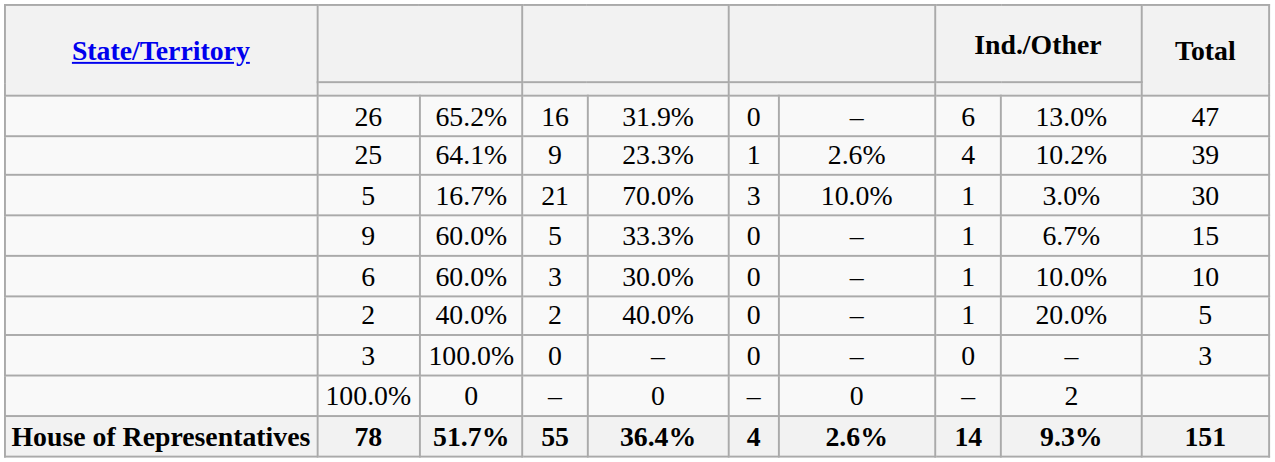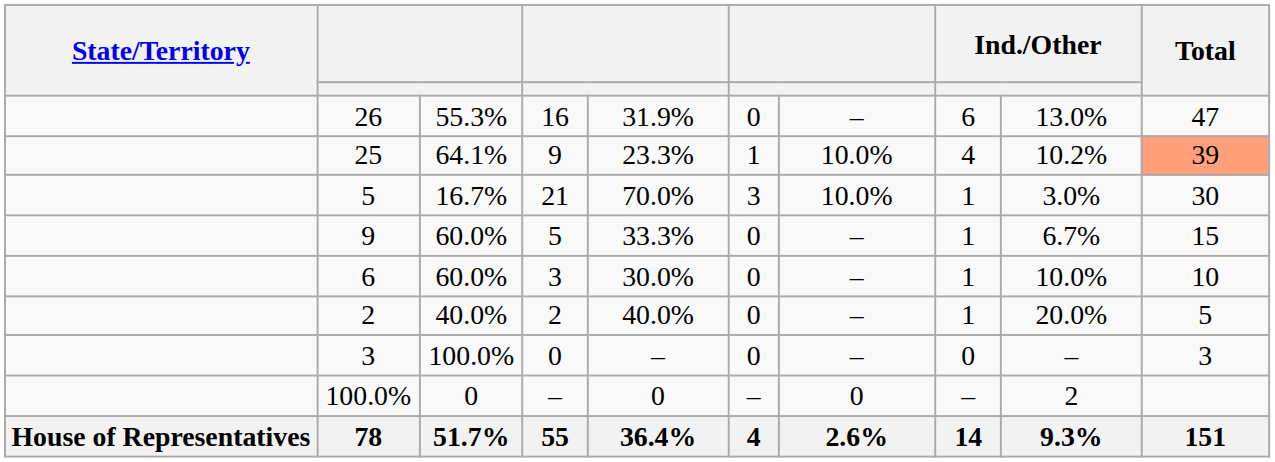(471, 116) 65.2% -> (471, 116) 55.3%
(857, 156) 2.6% -> (857, 156) 10.0%
(1205, 156) no background -> (1205, 156) lightsalmon background
